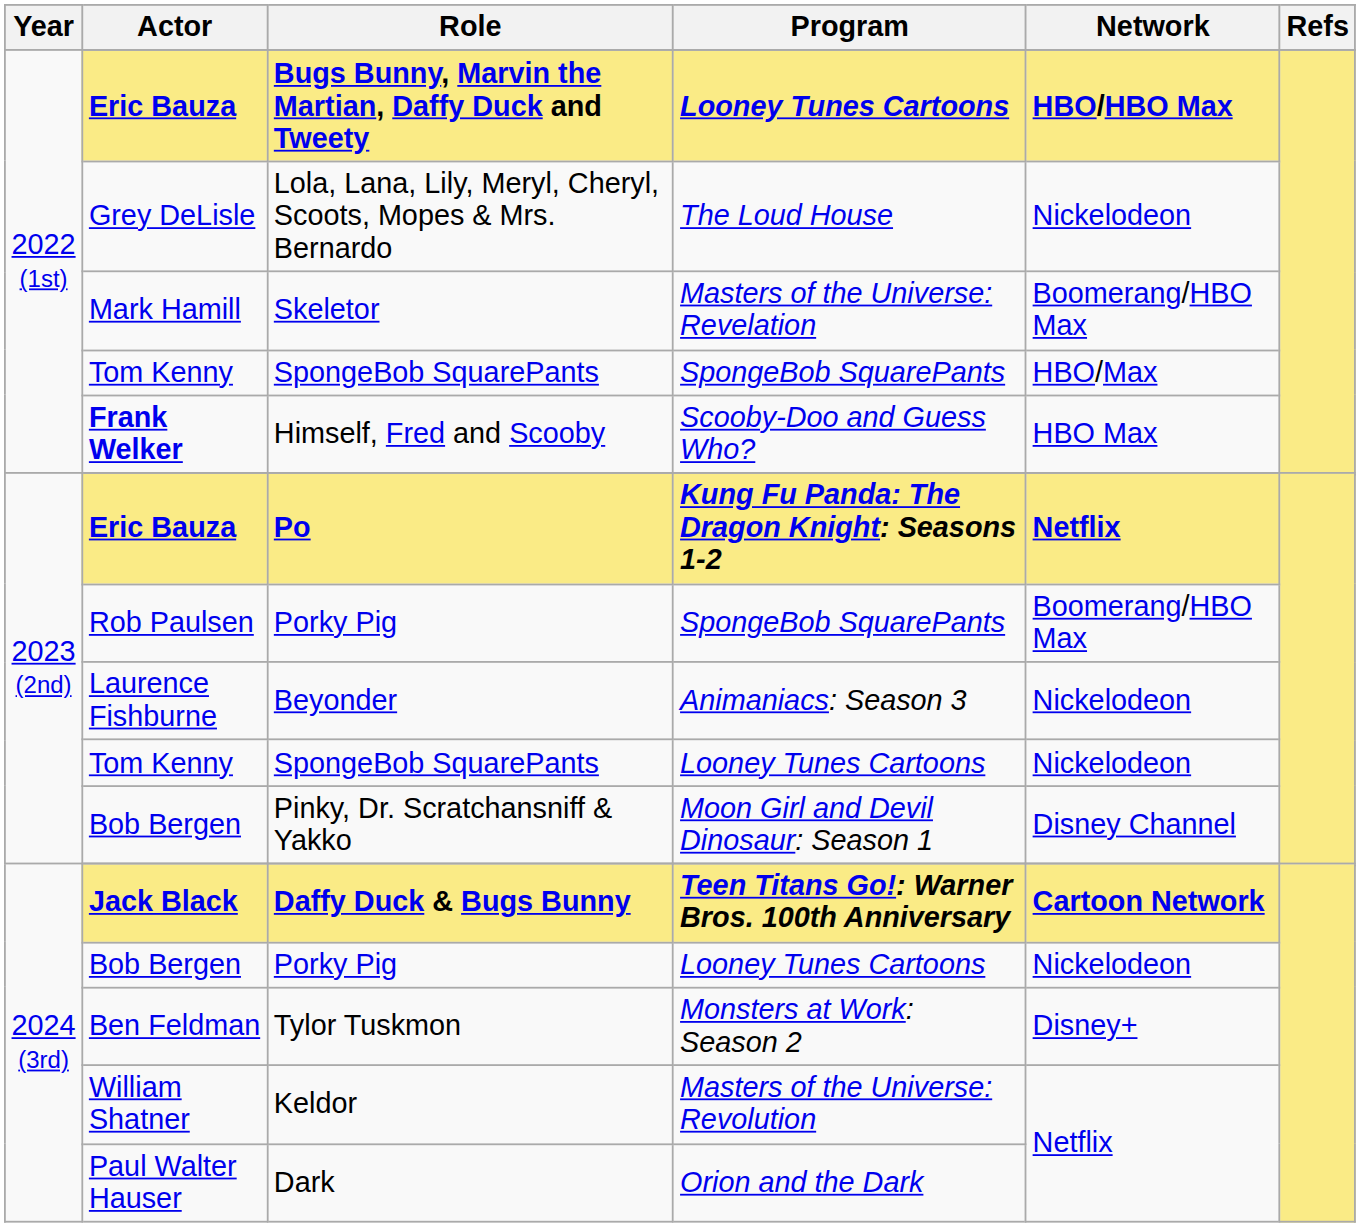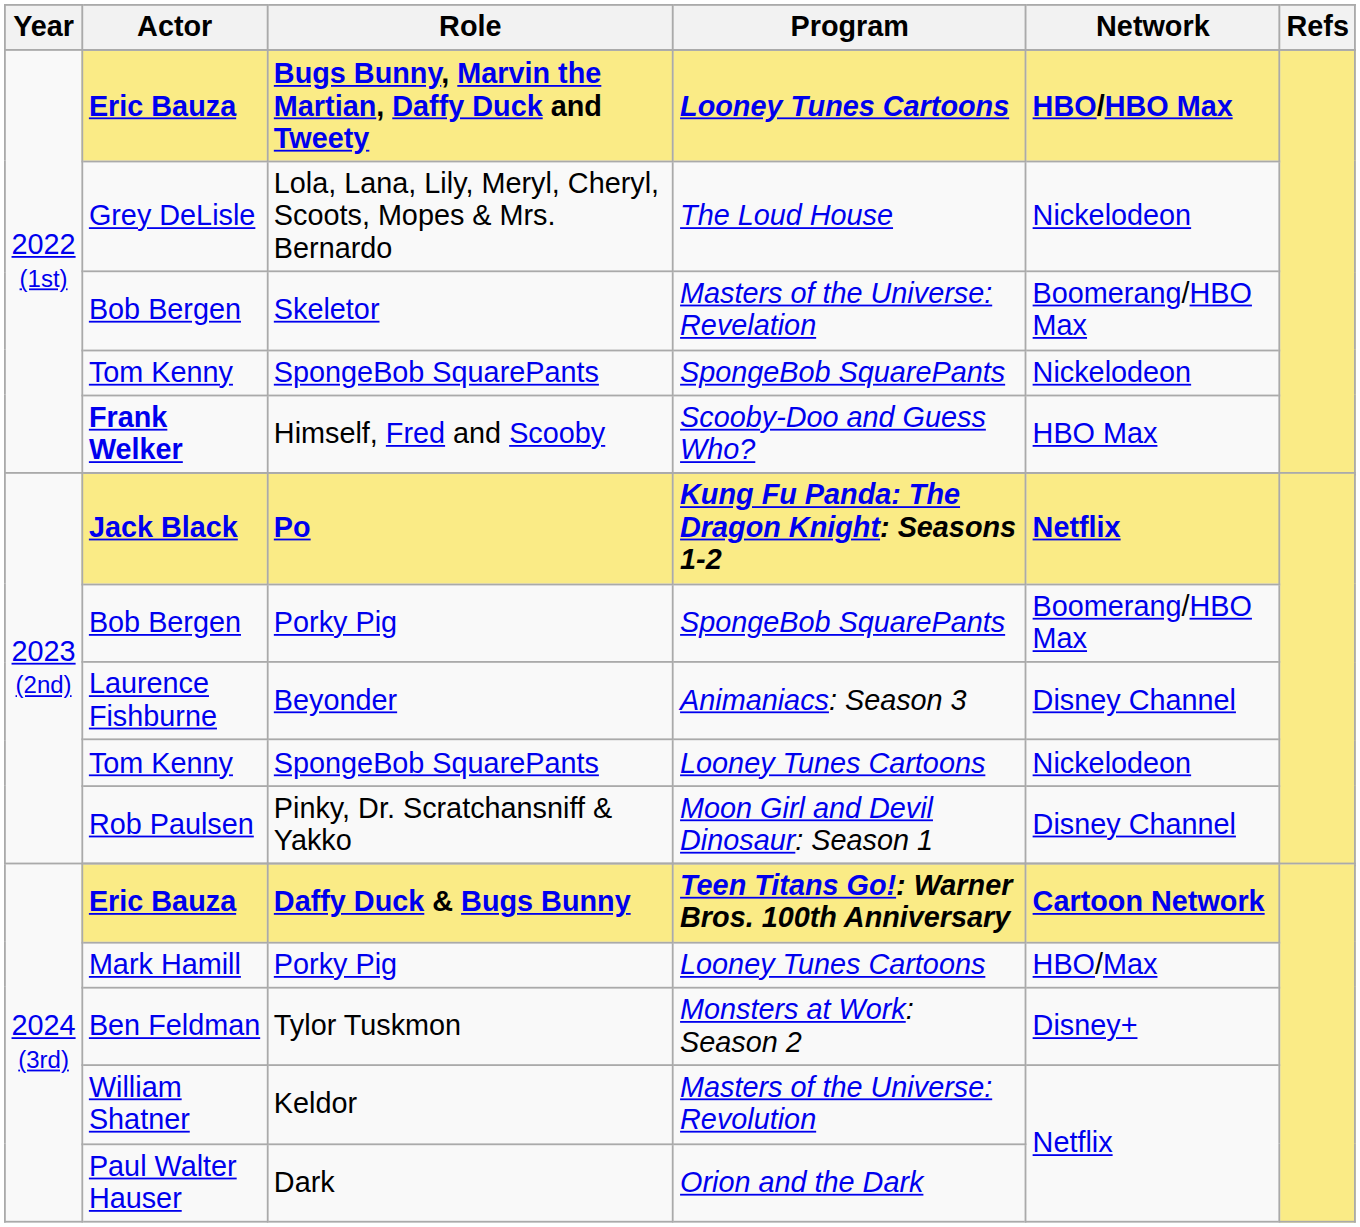(165, 310) Mark Hamill -> (165, 310) Bob Bergen
(1095, 372) HBO/Max -> (1112, 372) Nickelodeon
(163, 528) Eric Bauza -> (163, 528) Jack Black
(171, 622) Rob Paulsen -> (165, 622) Bob Bergen
(1112, 700) Nickelodeon -> (1134, 700) Disney Channel
(165, 824) Bob Bergen -> (171, 824) Rob Paulsen
(163, 902) Jack Black -> (163, 902) Eric Bauza
(165, 964) Bob Bergen -> (165, 964) Mark Hamill
(1112, 964) Nickelodeon -> (1095, 964) HBO/Max
